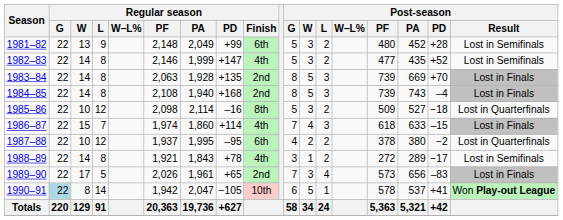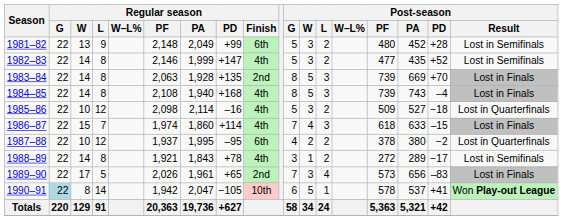(261, 93) 2nd -> (261, 93) 4th
(261, 110) 8th -> (261, 110) 4th
